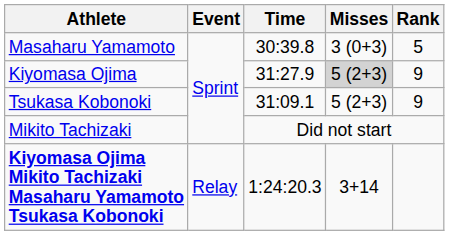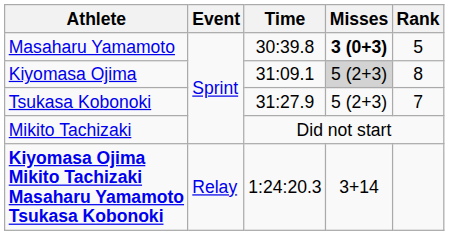(359, 47) normal -> (359, 47) bold
(285, 74) 31:27.9 -> (285, 74) 31:09.1
(418, 74) 9 -> (418, 74) 8
(285, 102) 31:09.1 -> (285, 102) 31:27.9
(418, 102) 9 -> (418, 102) 7
